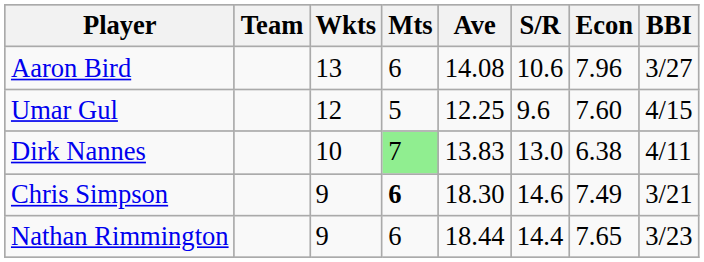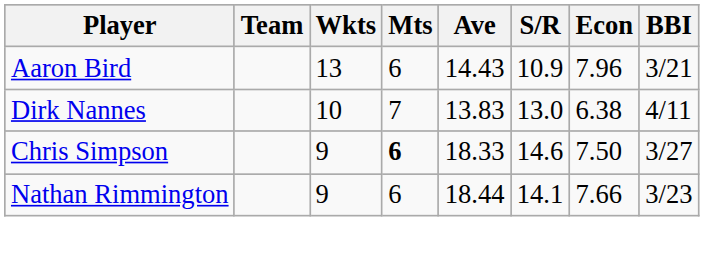(475, 67) 14.08 -> (475, 67) 14.43
(540, 67) 10.6 -> (540, 67) 10.9
(669, 67) 3/27 -> (669, 67) 3/21
- row: (64, 109)
(395, 151) lightgreen background -> (395, 109) no background
(475, 194) 18.30 -> (475, 151) 18.33
(599, 194) 7.49 -> (599, 151) 7.50
(669, 194) 3/21 -> (669, 151) 3/27
(540, 236) 14.4 -> (540, 194) 14.1
(599, 236) 7.65 -> (599, 194) 7.66
